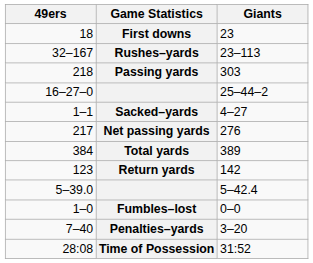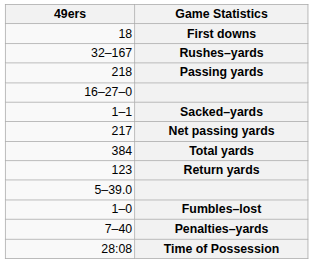- column: (263, 14)
